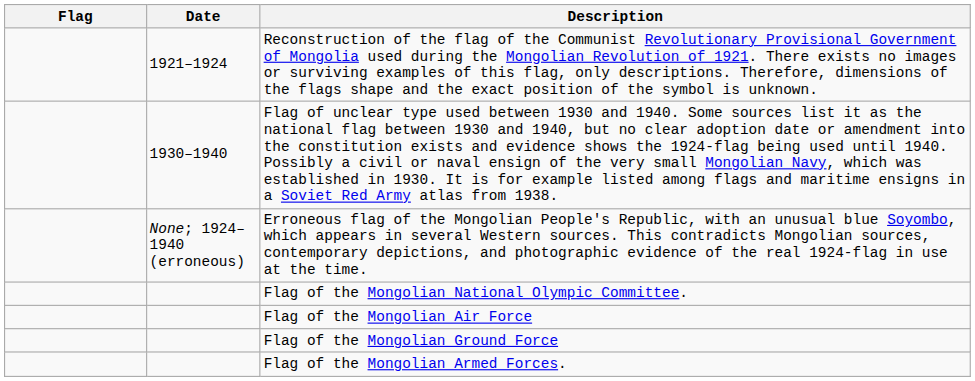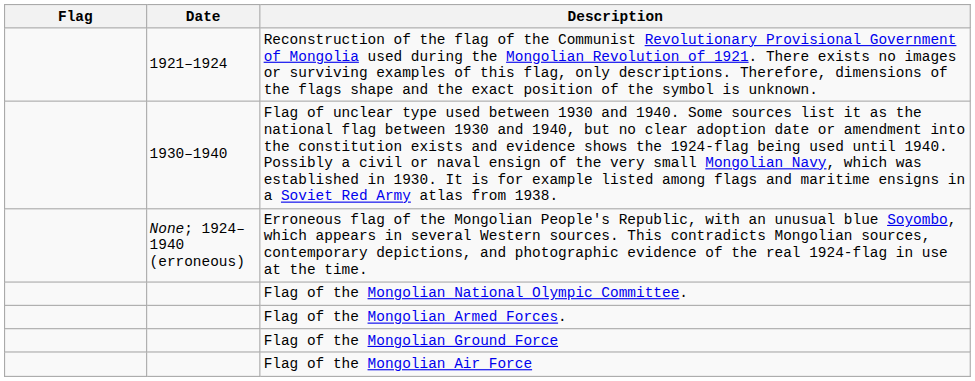rows swapped: (415, 364) <-> (398, 317)
